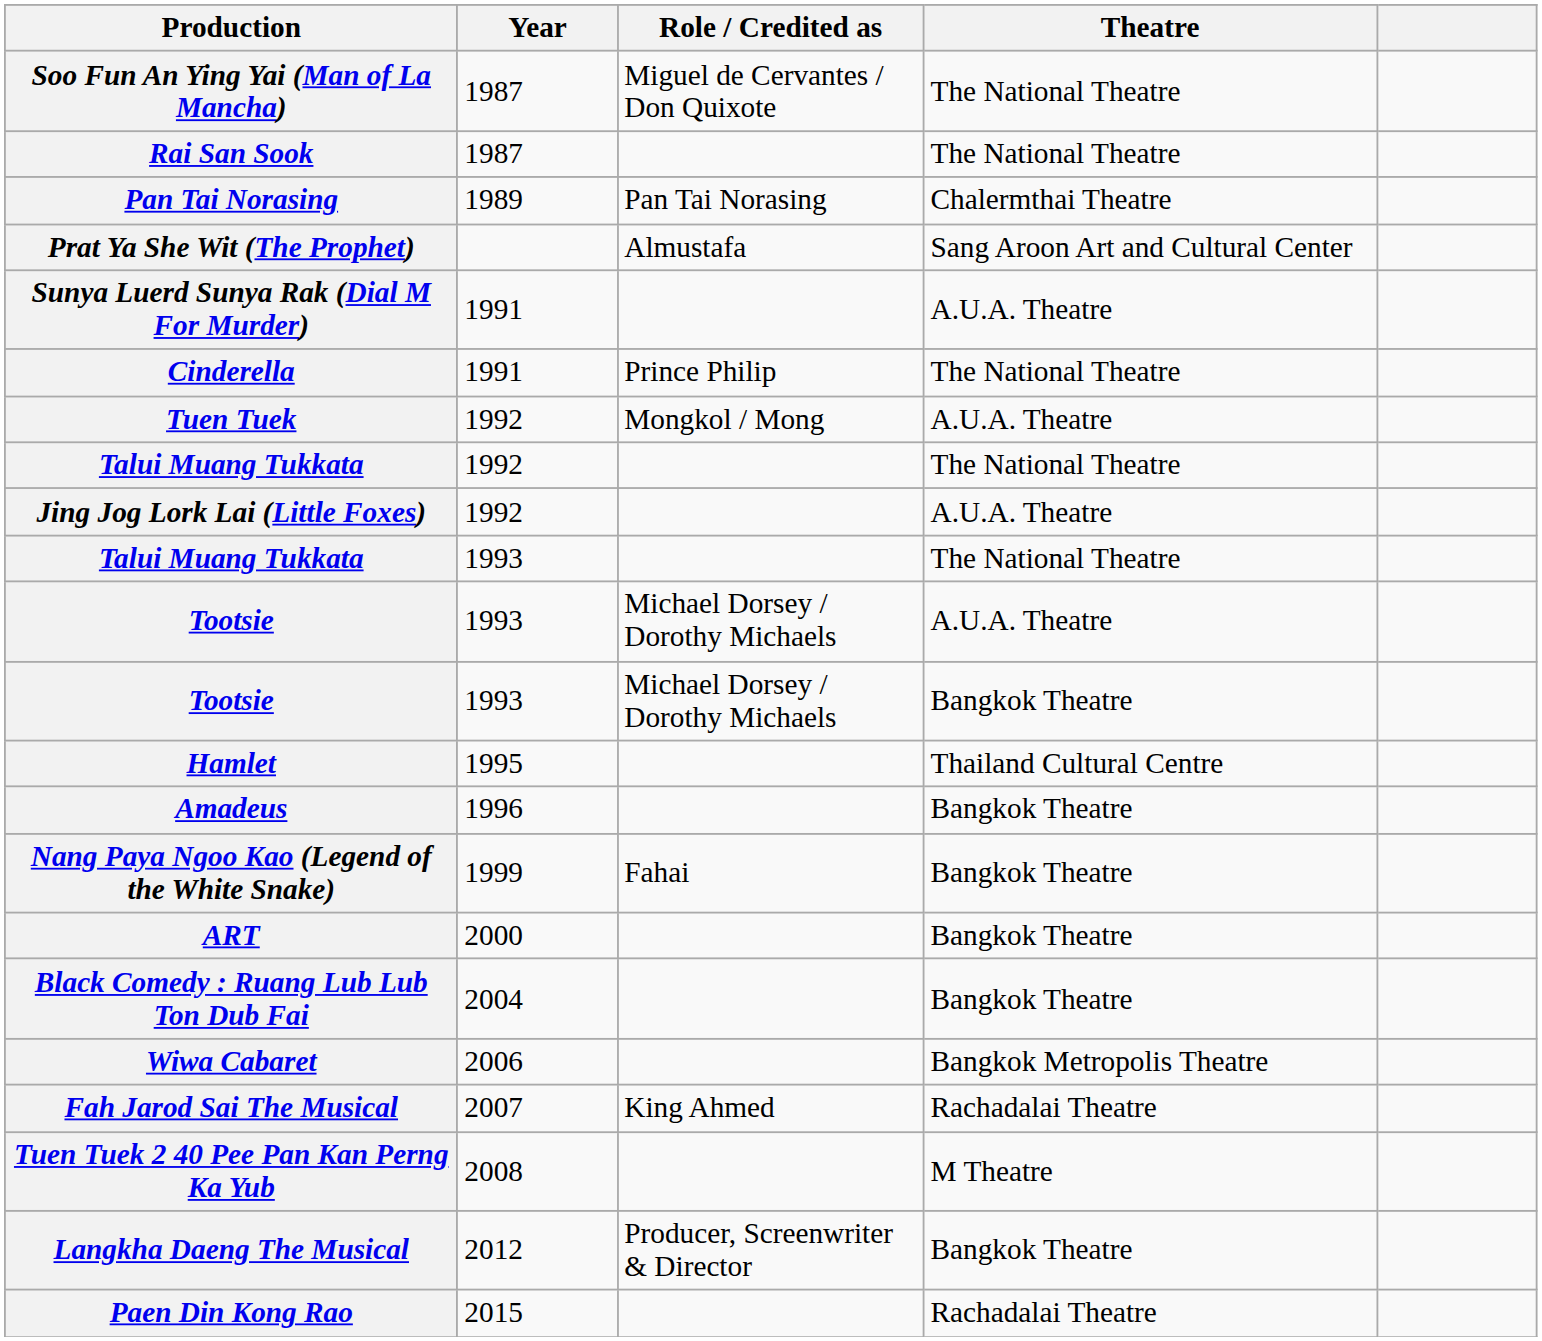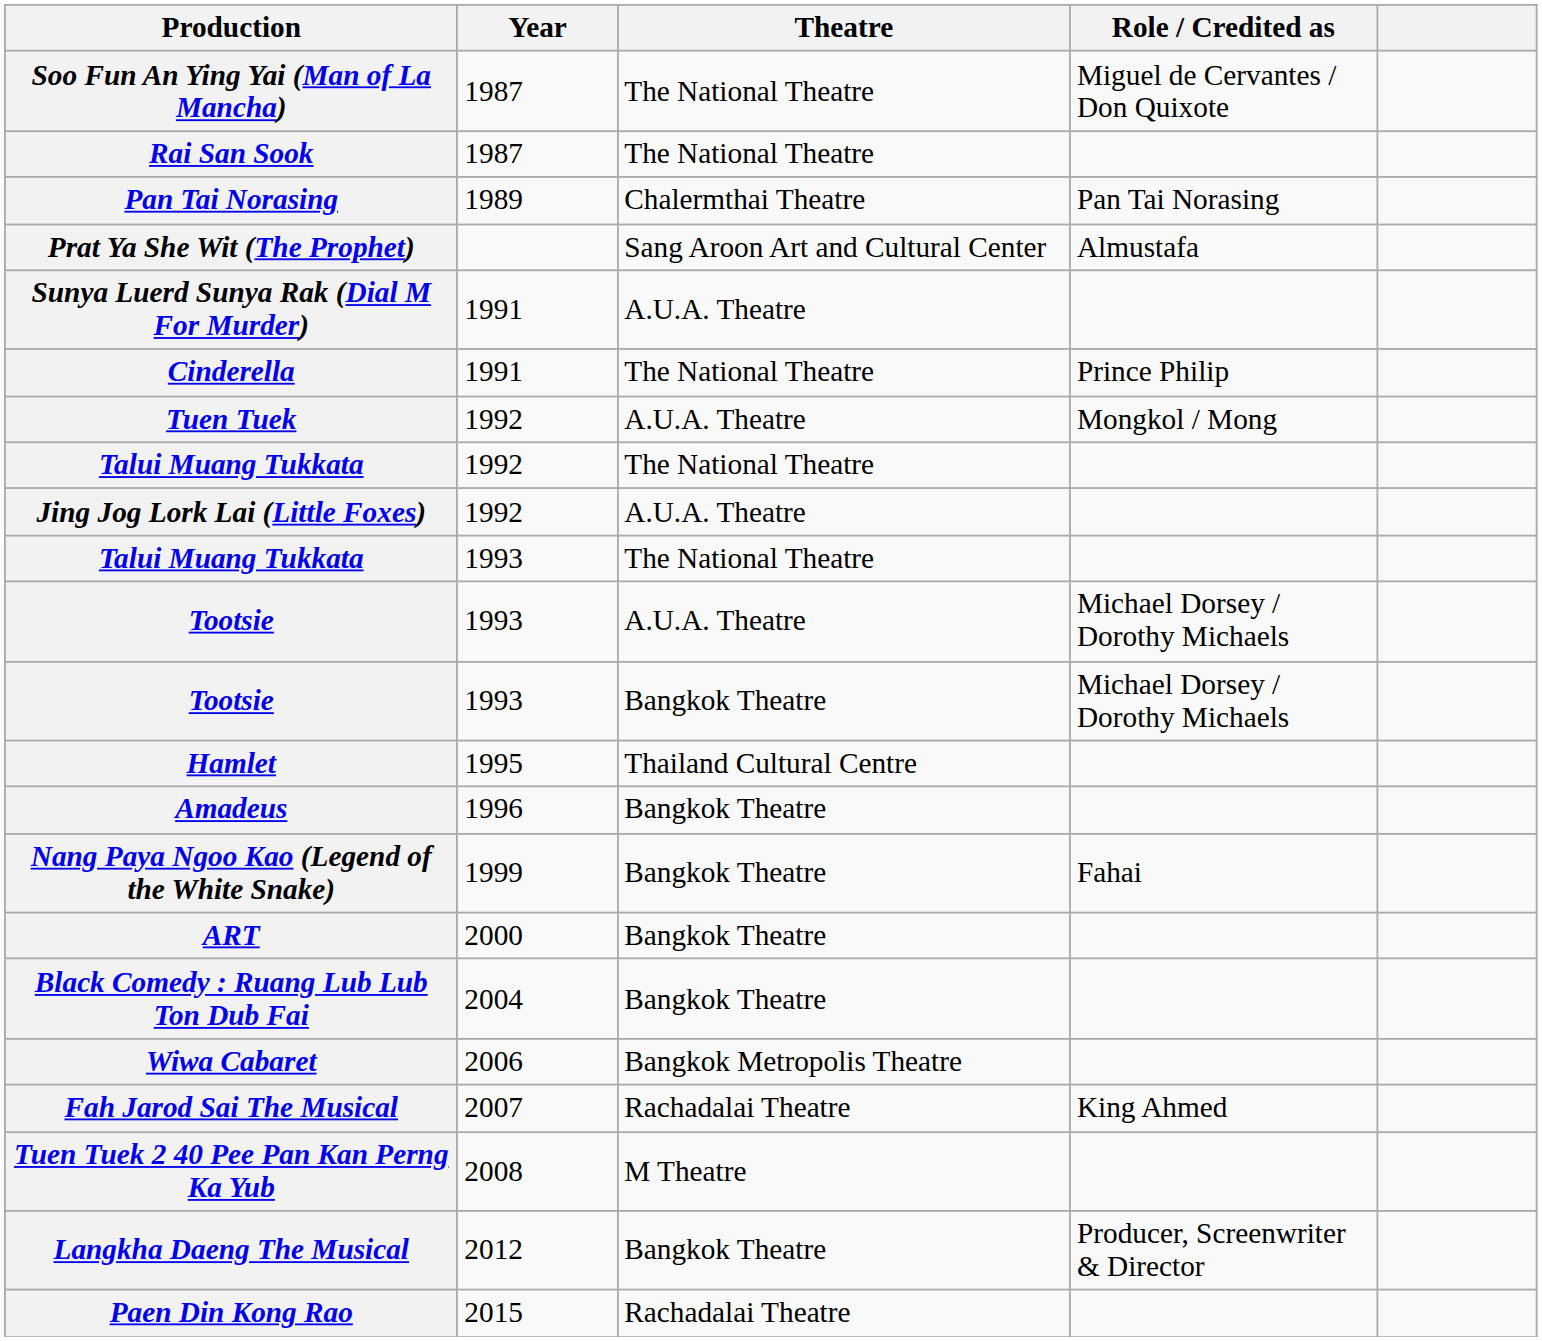columns swapped: (1150, 27) <-> (771, 27)
